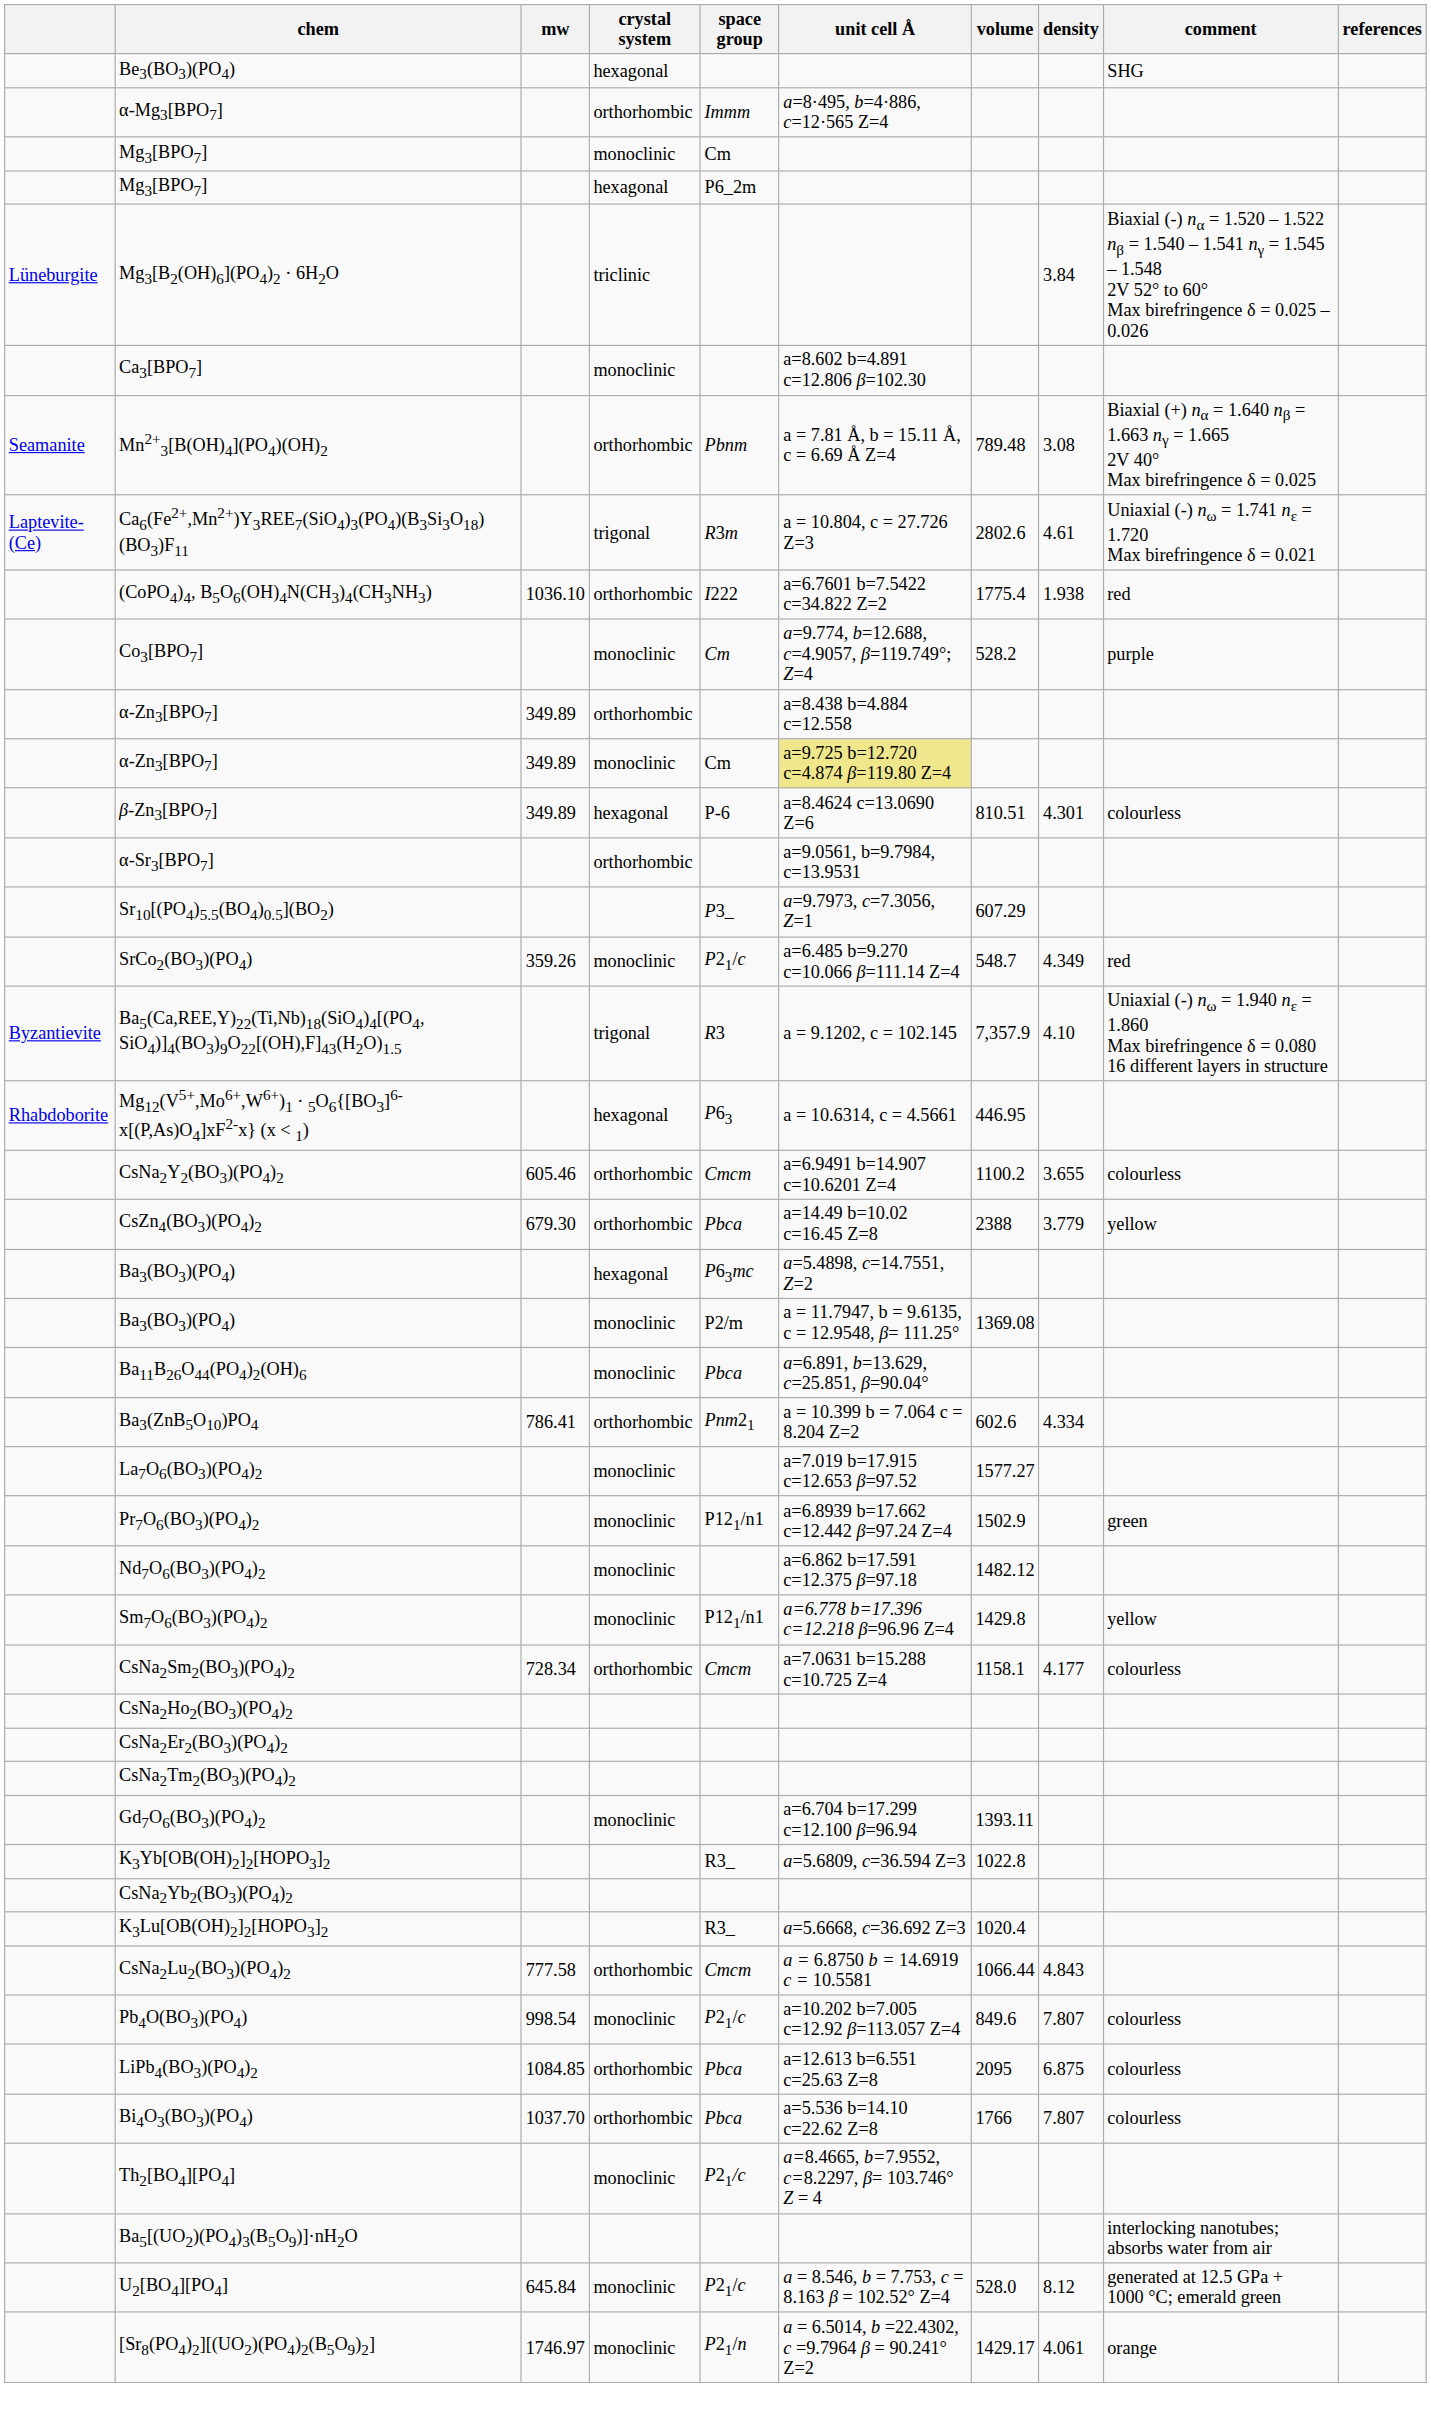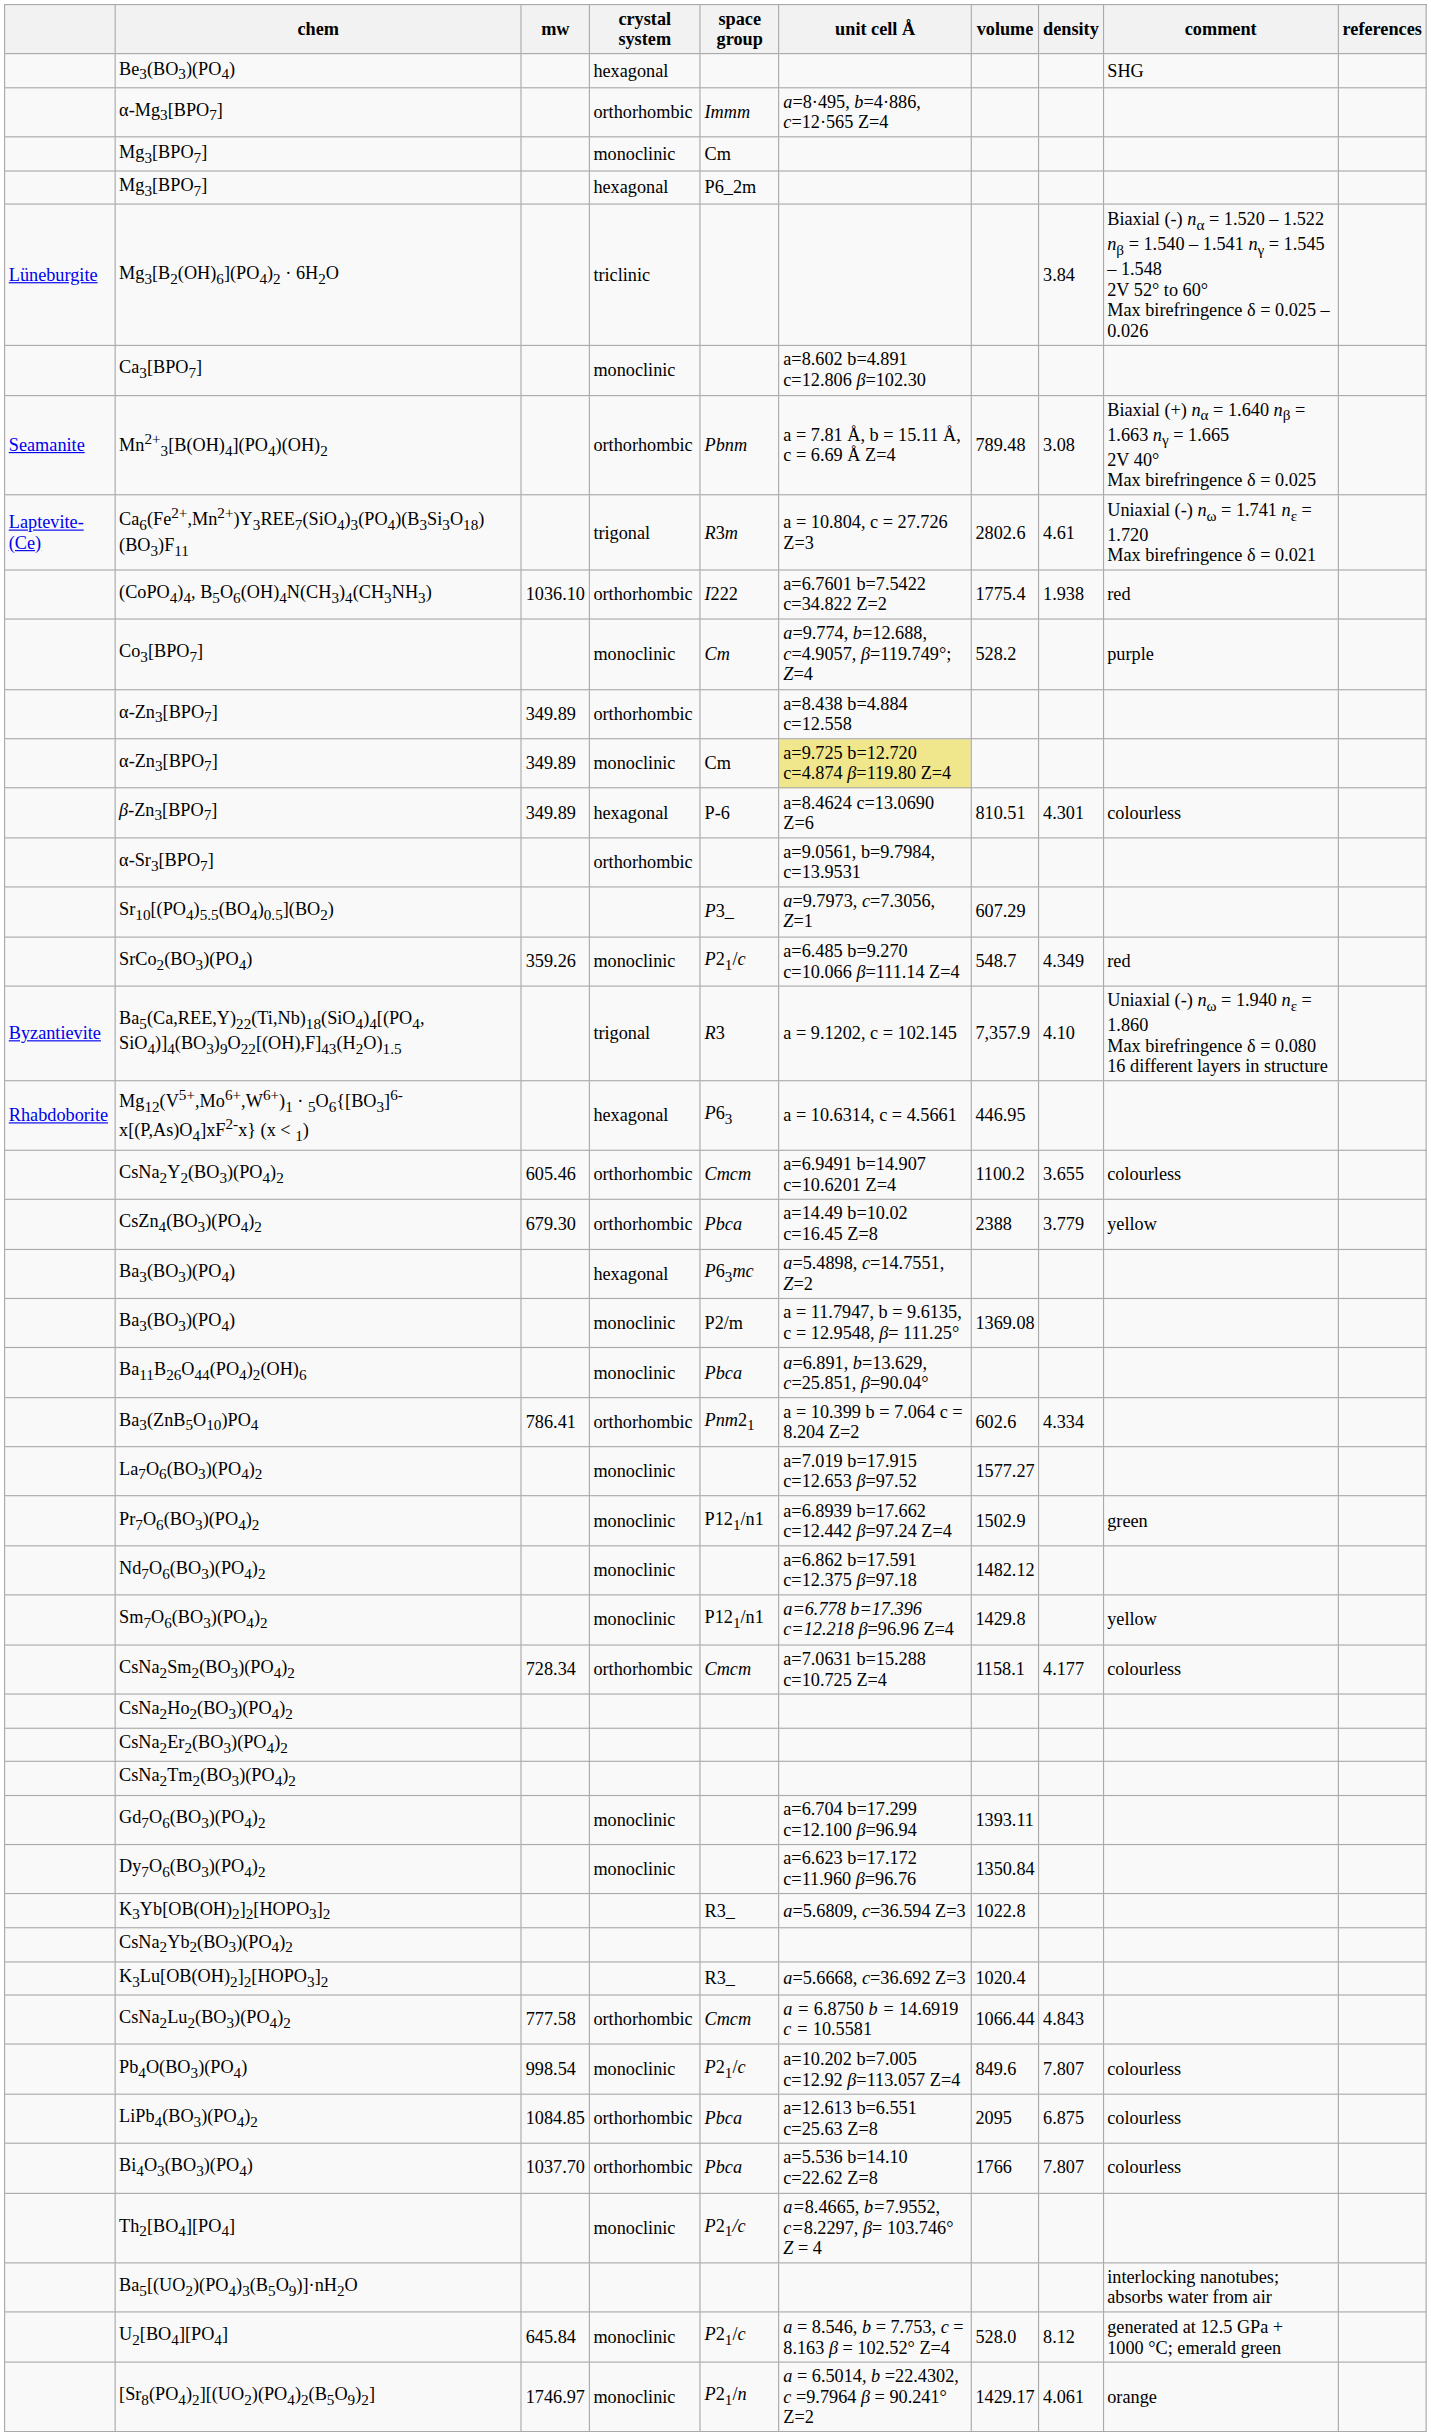+ row: (192, 1869)
